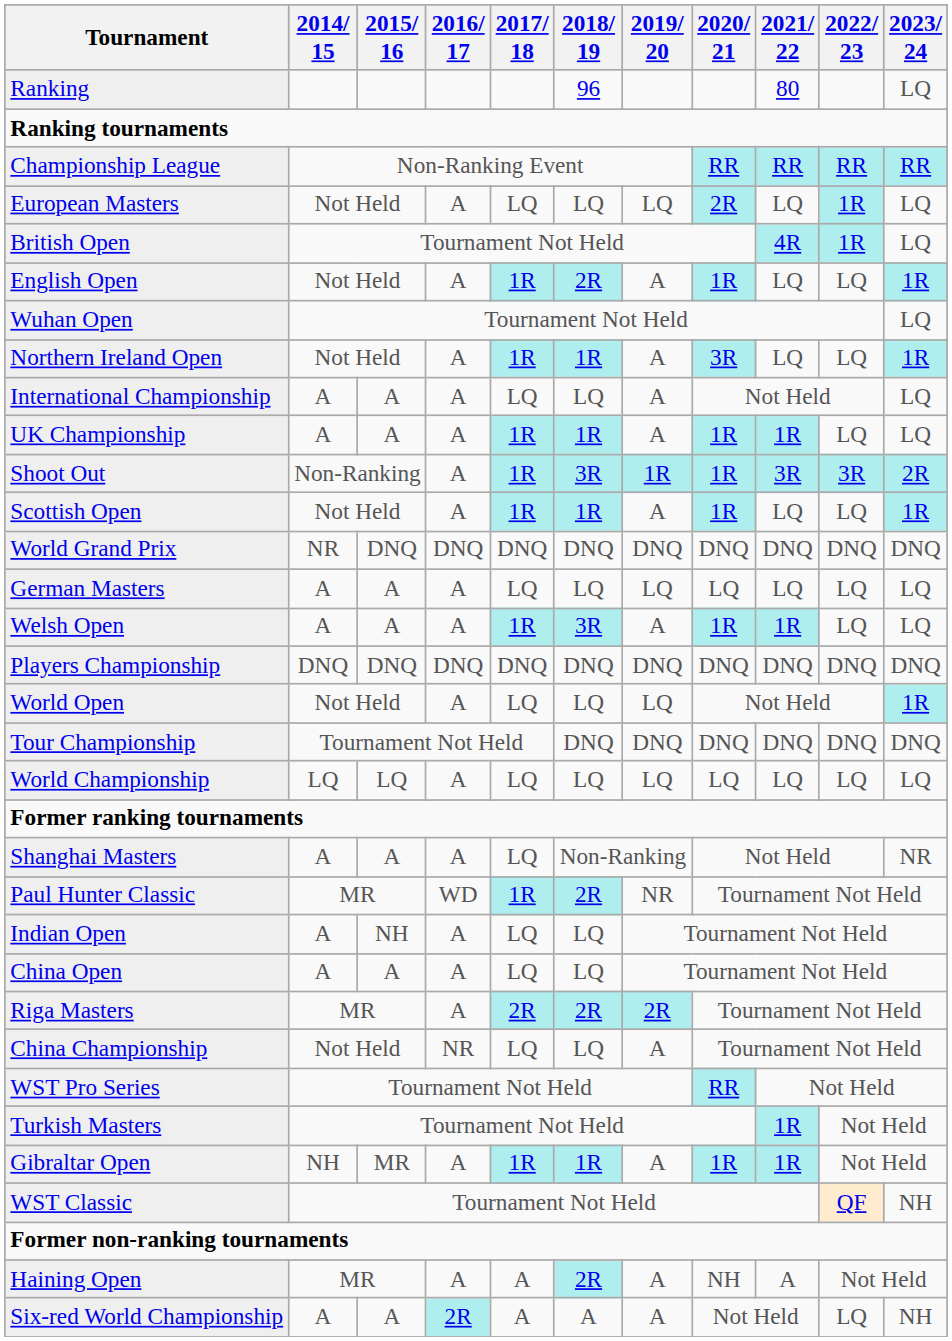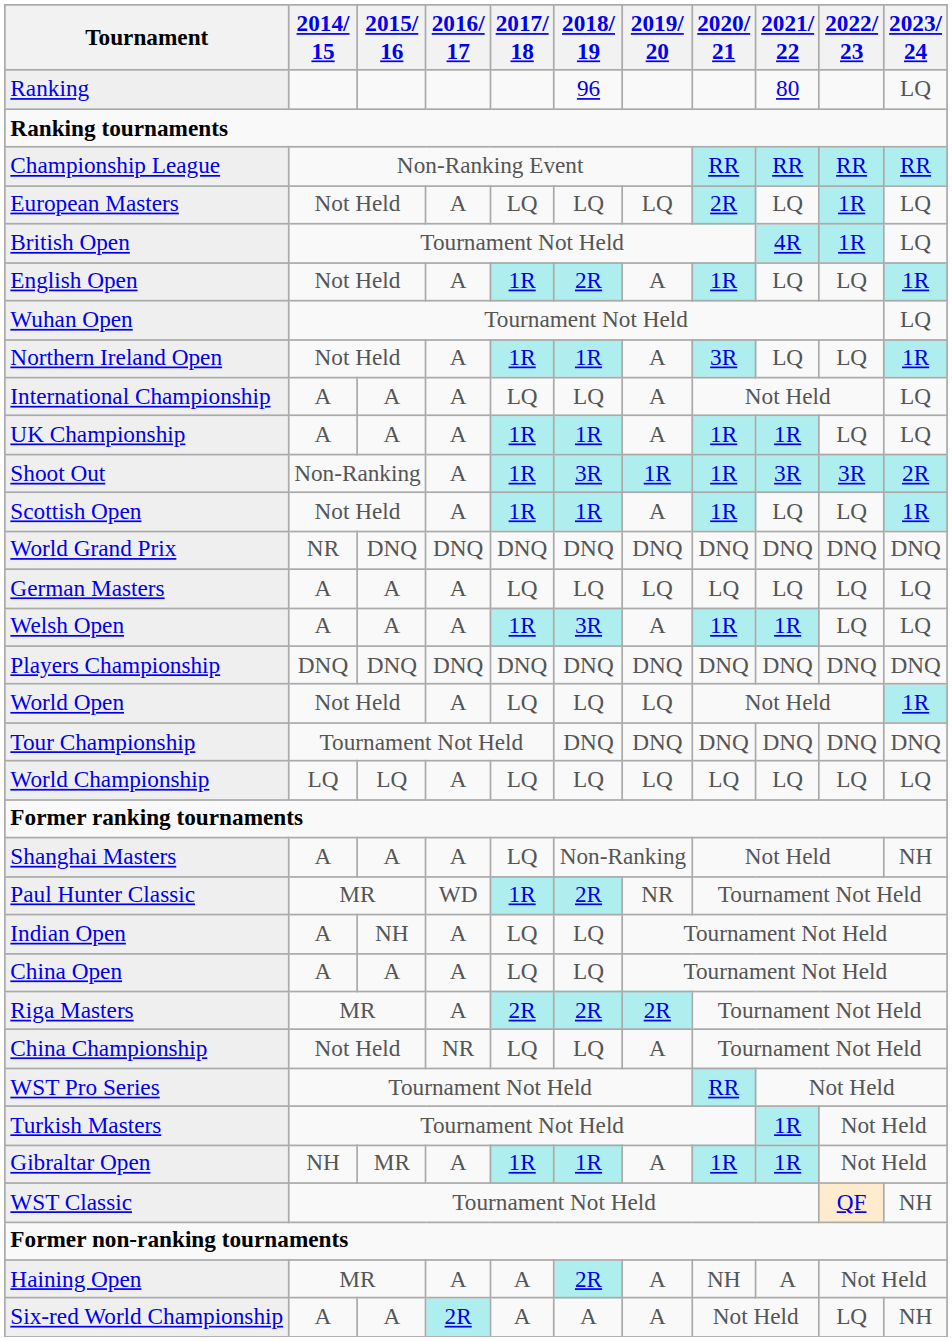(916, 856) NR -> (916, 856) NH
